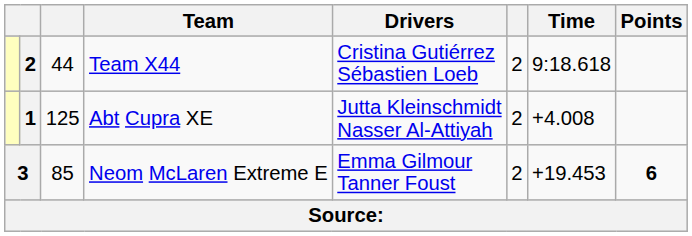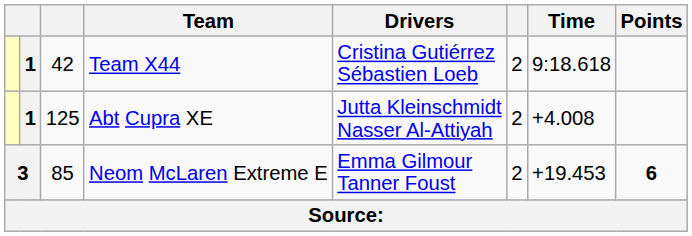(30, 63) 2 -> (30, 63) 1
(63, 63) 44 -> (63, 63) 42
